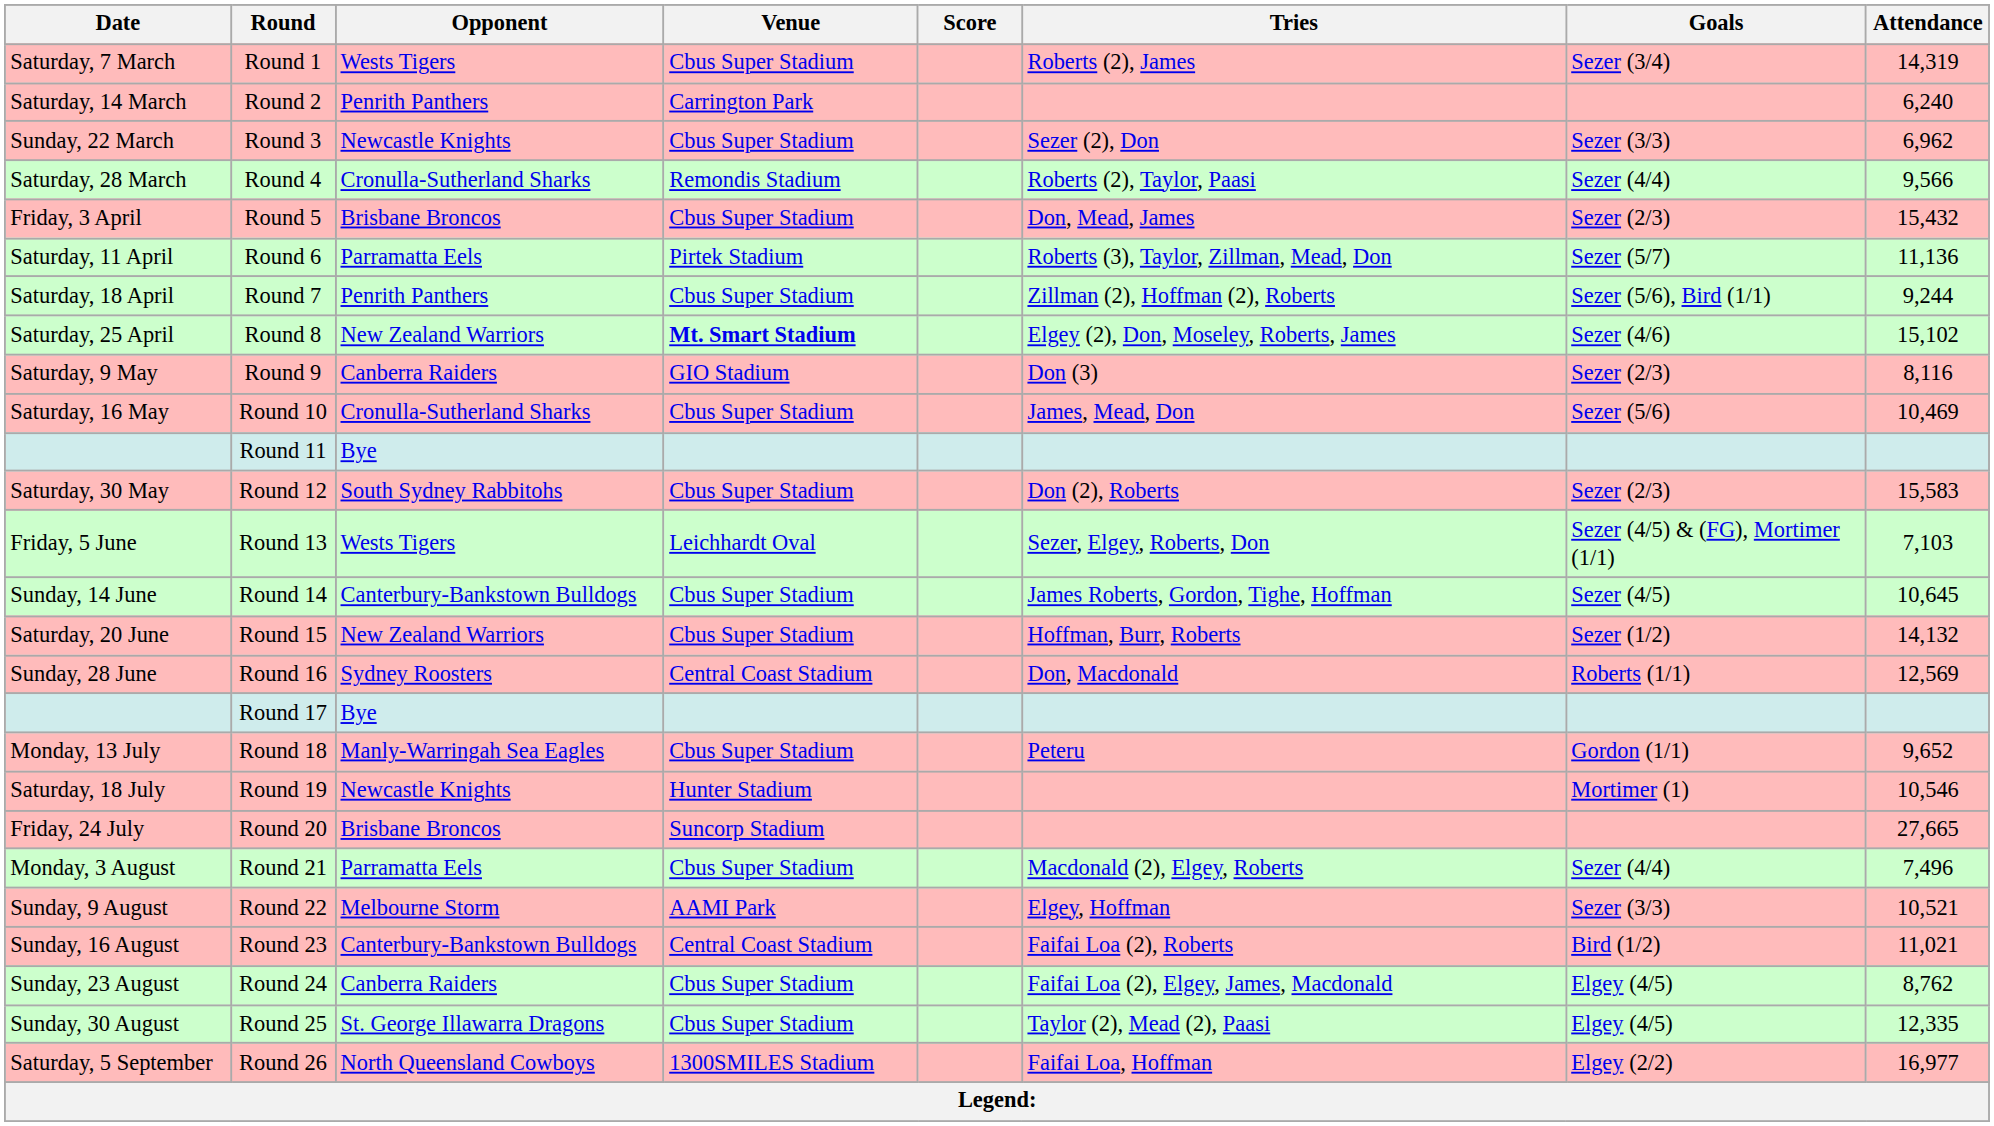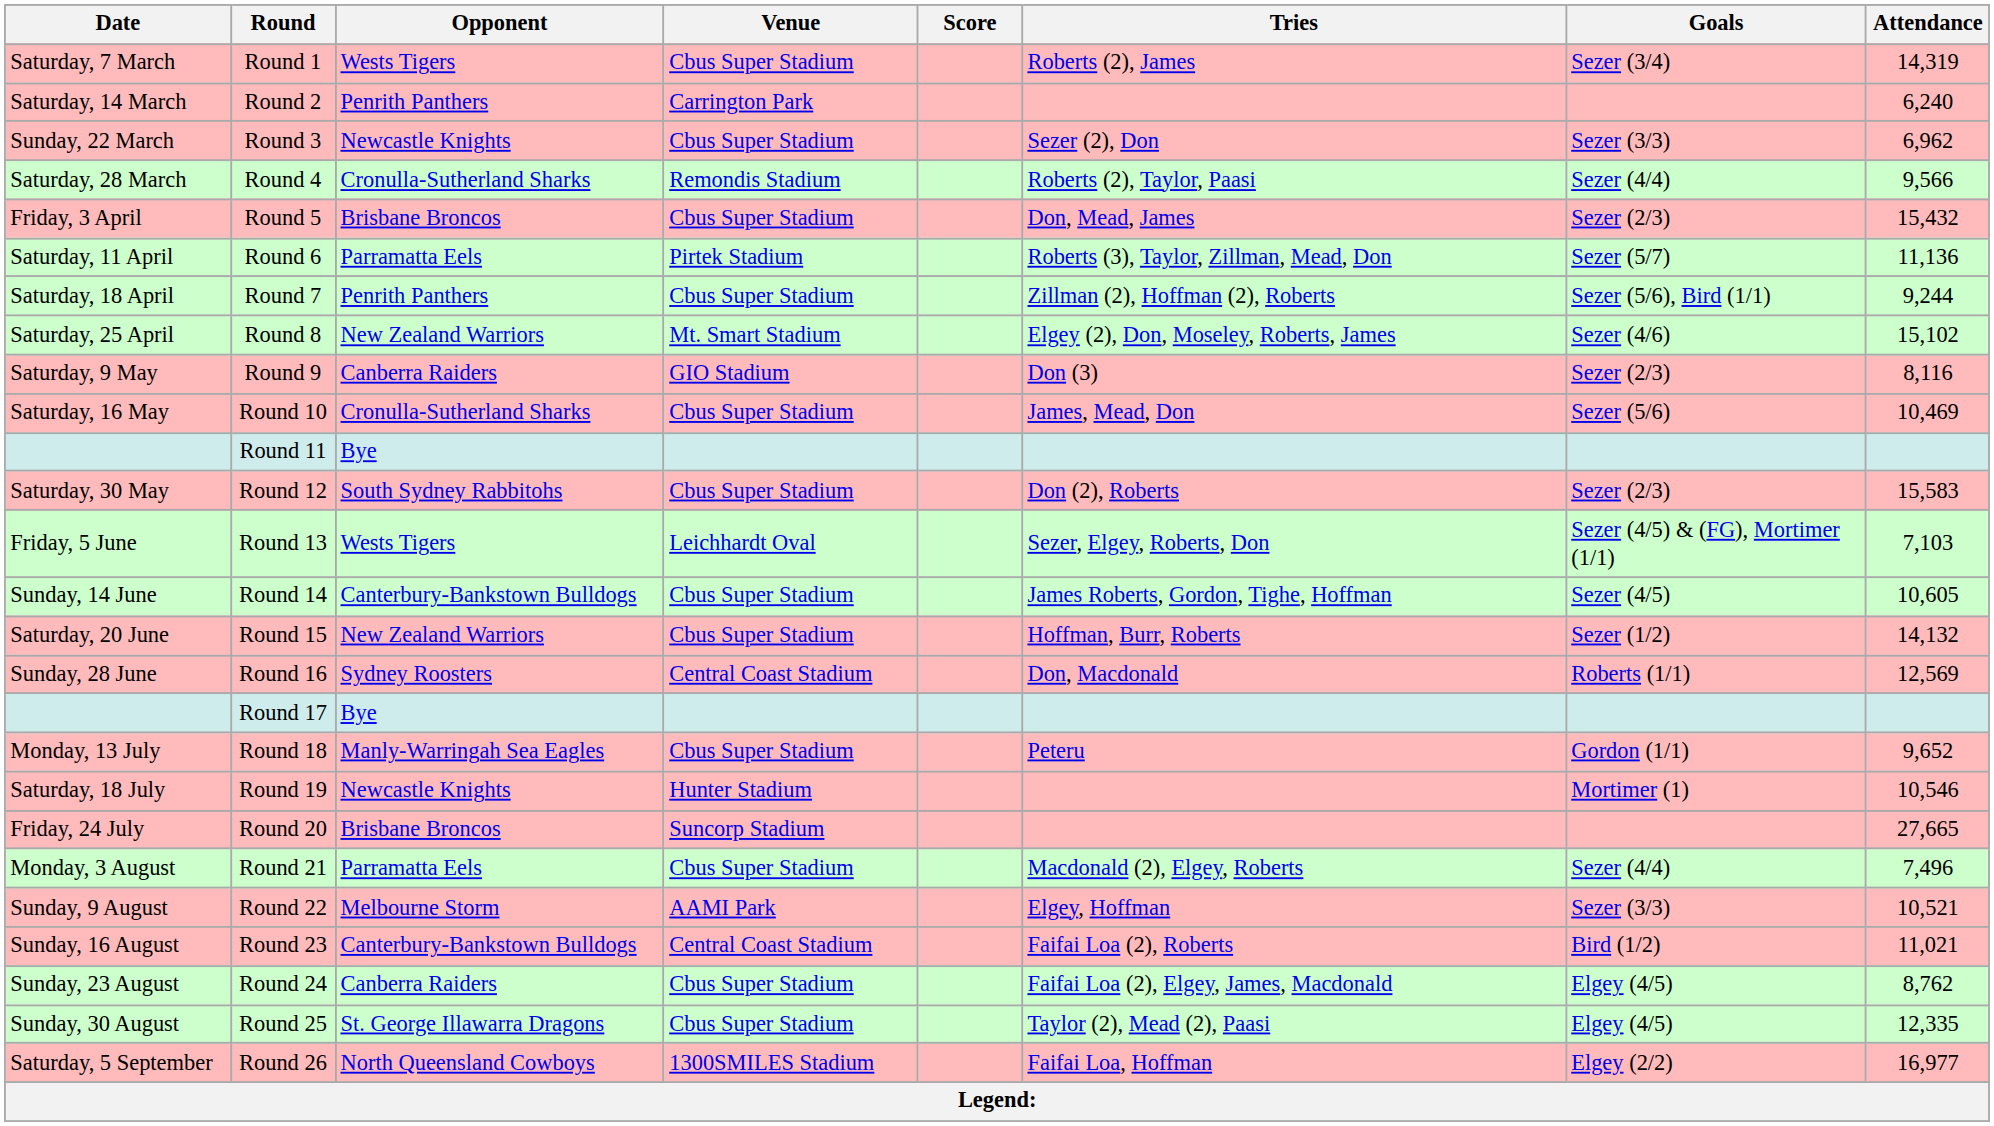(762, 334) bold -> (755, 334) normal
(1928, 596) 10,645 -> (1928, 596) 10,605
